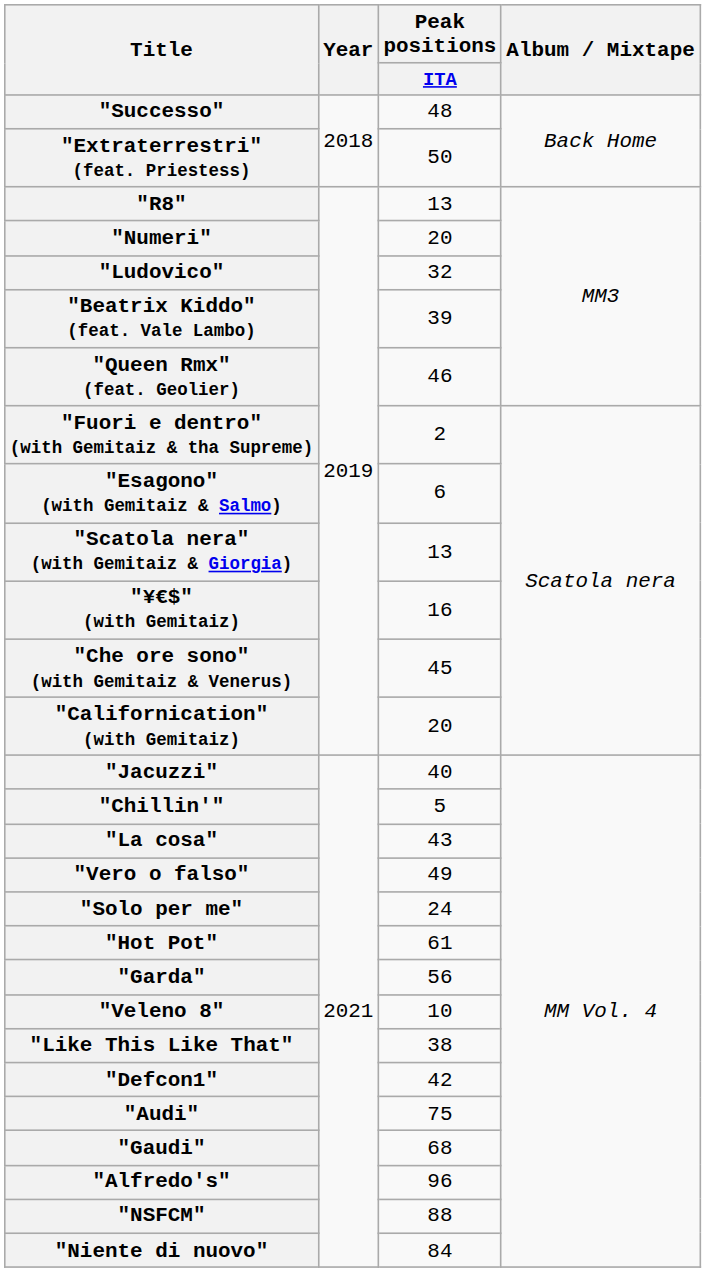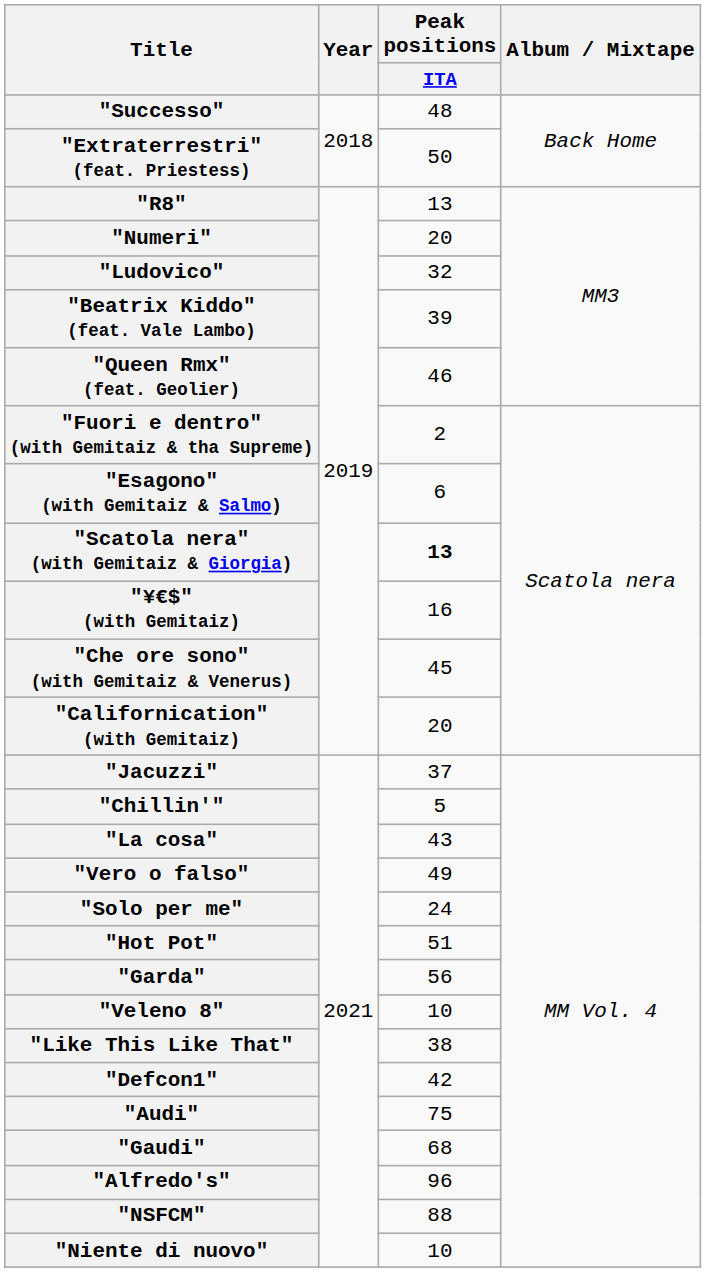(440, 552) normal -> (440, 552) bold
(440, 773) 40 -> (440, 773) 37
(440, 943) 61 -> (440, 943) 51
(440, 1250) 84 -> (440, 1250) 10
